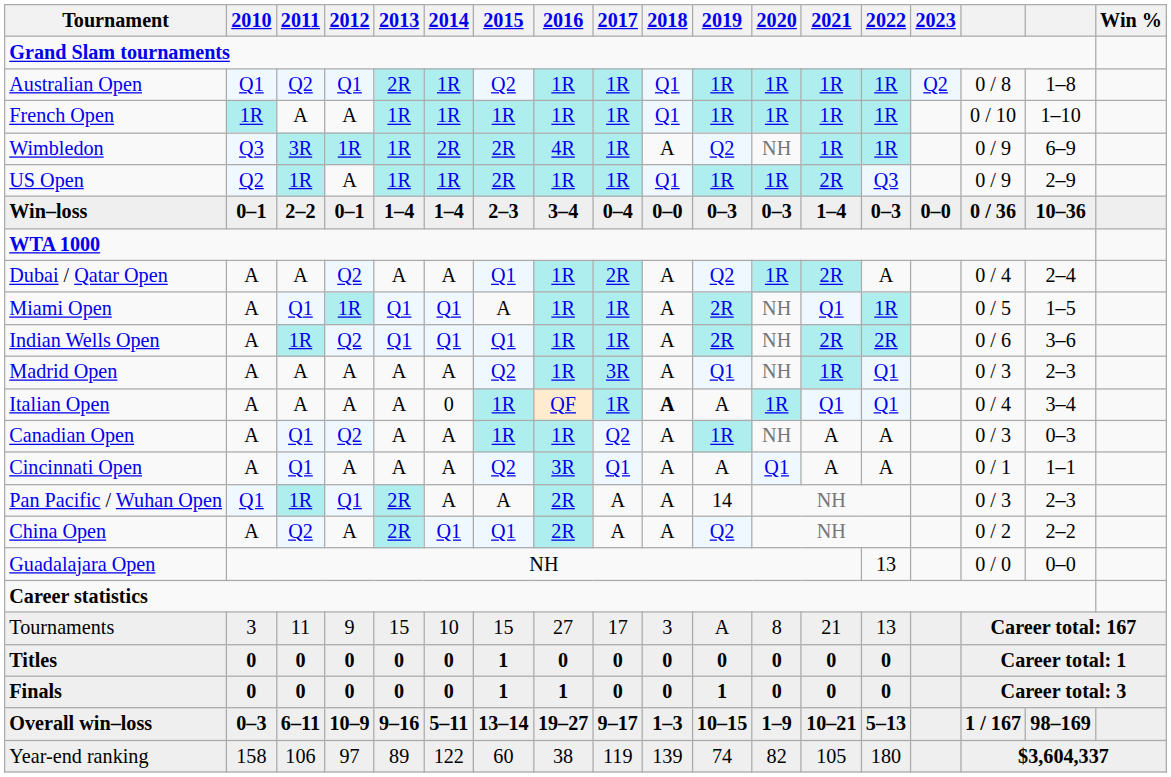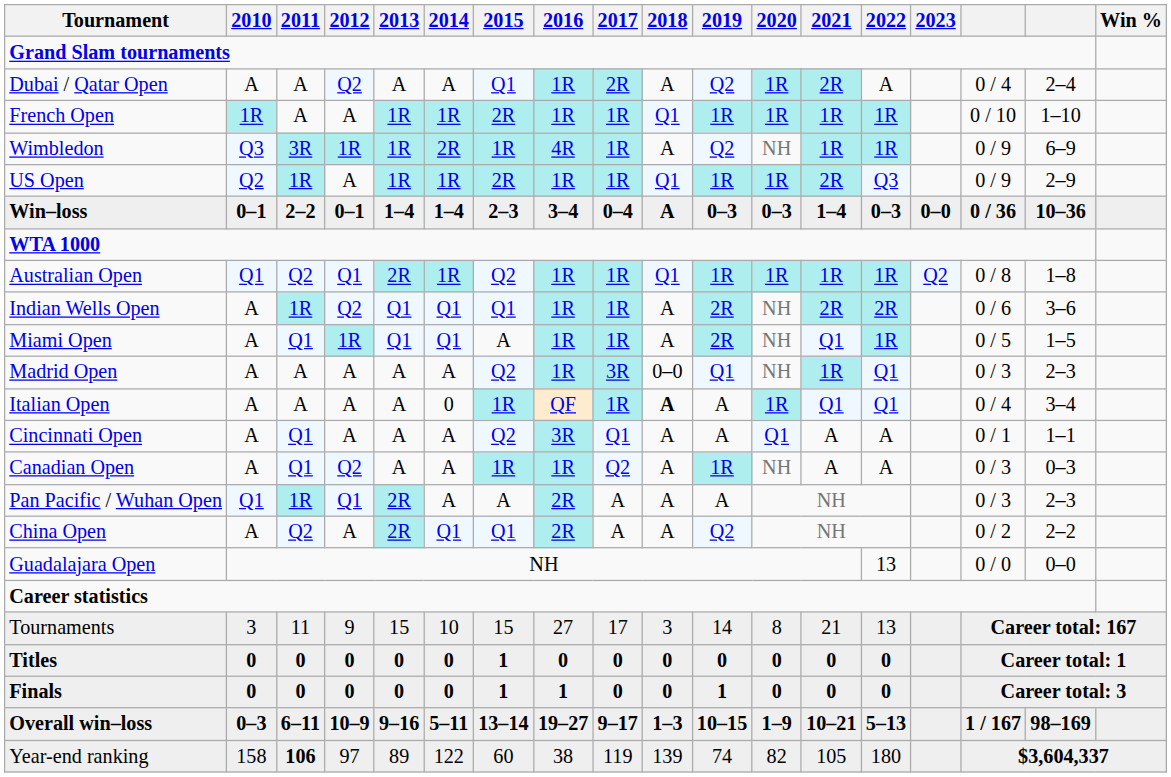rows swapped: (76, 84) <-> (88, 276)
(503, 116) 1R -> (503, 116) 2R
(503, 148) 2R -> (503, 148) 1R
(667, 212) 0–0 -> (667, 212) A
rows swapped: (84, 340) <-> (61, 308)
(667, 372) A -> (667, 372) 0–0
rows swapped: (72, 436) <-> (76, 468)
(722, 500) 14 -> (722, 500) A
(722, 627) A -> (722, 627) 14
(300, 755) normal -> (300, 755) bold
